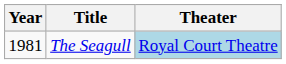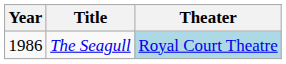(25, 44) 1981 -> (25, 44) 1986
